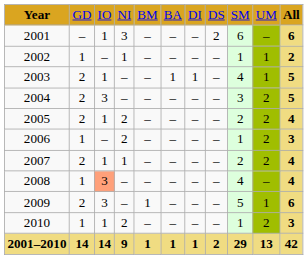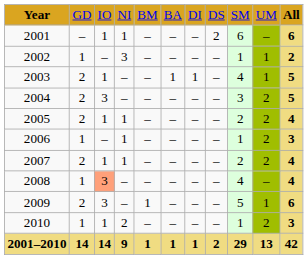(124, 35) 3 -> (124, 35) 1
(124, 56) 1 -> (124, 56) 3
(124, 118) 2 -> (124, 118) 1
(124, 139) 2 -> (124, 139) 1
